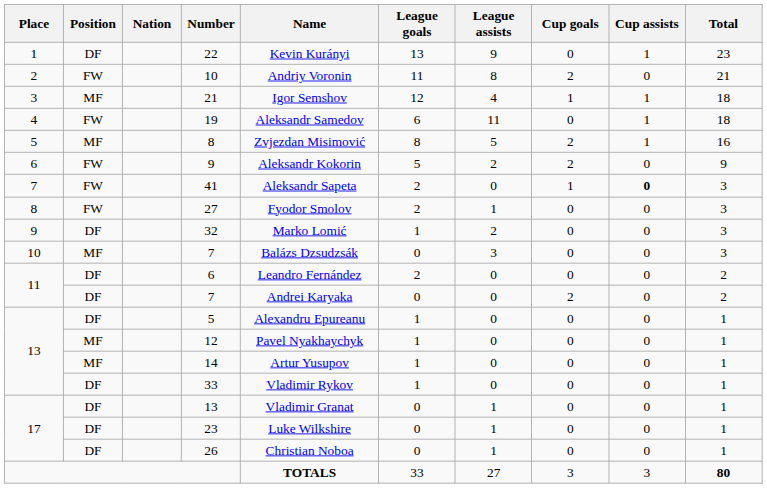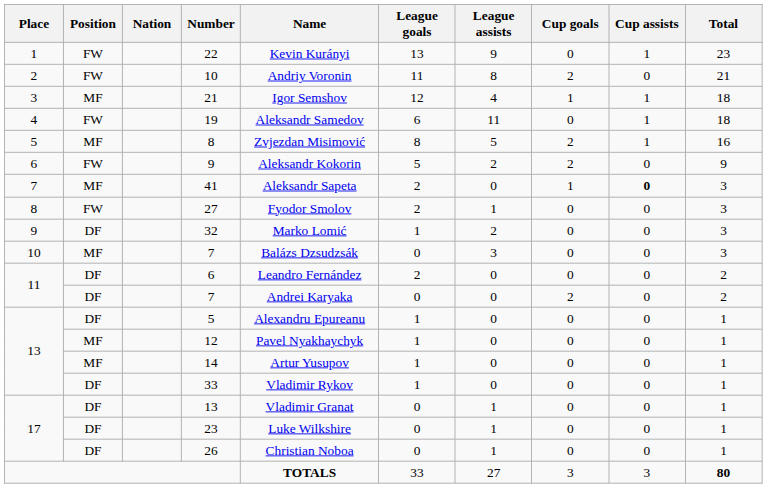(93, 53) DF -> (93, 53) FW
(93, 185) FW -> (93, 185) MF
